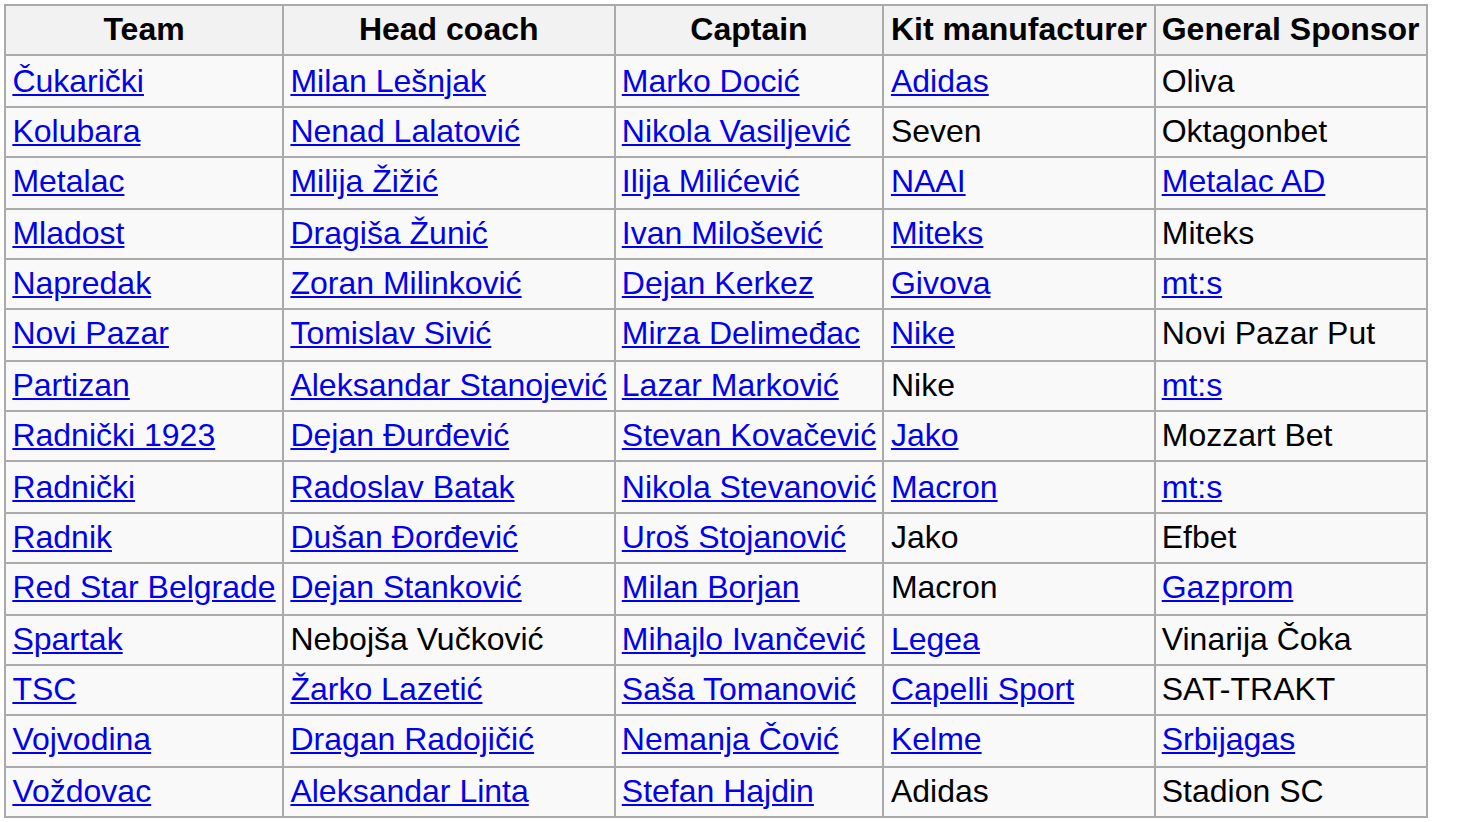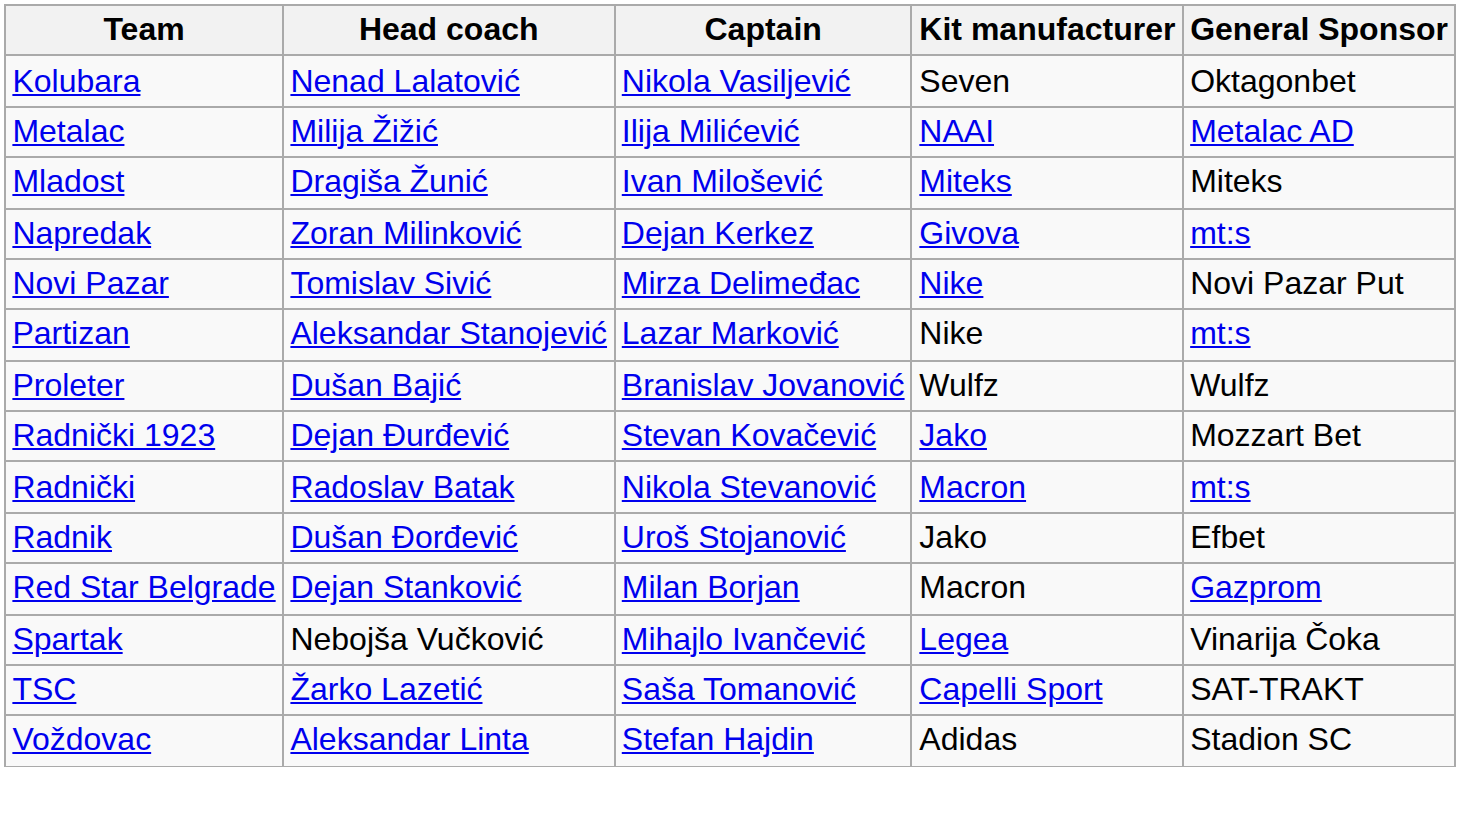- row: (78, 80)
+ row: (68, 385)
- row: (82, 740)
